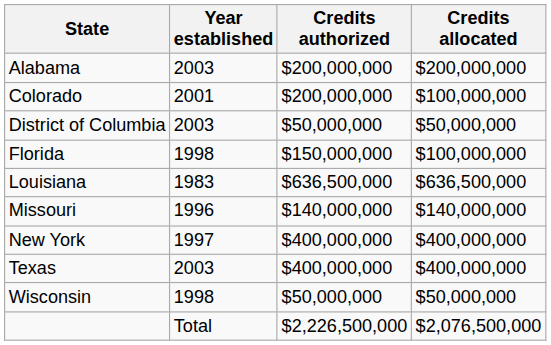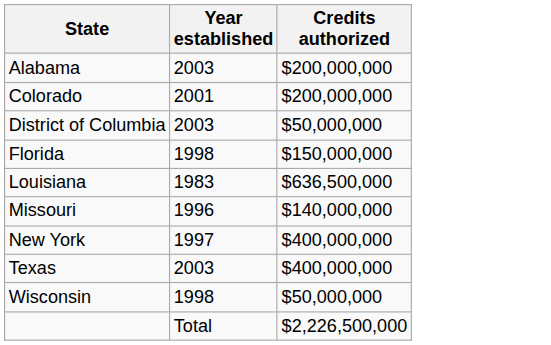- column: (478, 29)
